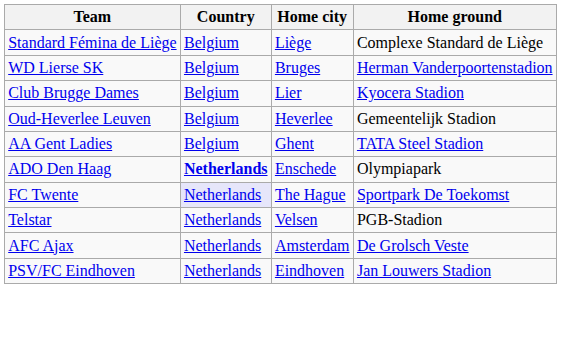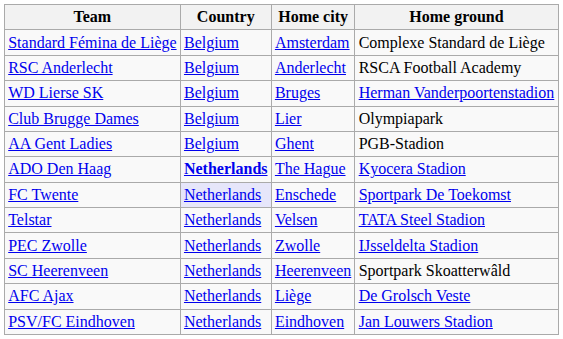(293, 42) Liège -> (312, 42) Amsterdam
+ row: (60, 67)
(410, 93) Kyocera Stadion -> (401, 118) Olympiapark
- row: (79, 118)
(420, 144) TATA Steel Stadion -> (401, 144) PGB-Stadion
(306, 169) Enschede -> (310, 169) The Hague
(399, 169) Olympiapark -> (412, 169) Kyocera Stadion
(310, 194) The Hague -> (306, 194) Enschede
(400, 220) PGB-Stadion -> (422, 220) TATA Steel Stadion
+ row: (48, 245)
+ row: (58, 270)
(312, 245) Amsterdam -> (293, 296) Liège
